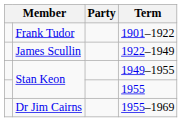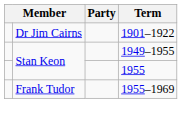(45, 32) Frank Tudor -> (49, 32) Dr Jim Cairns
- row: (148, 51)
(49, 107) Dr Jim Cairns -> (45, 88) Frank Tudor
